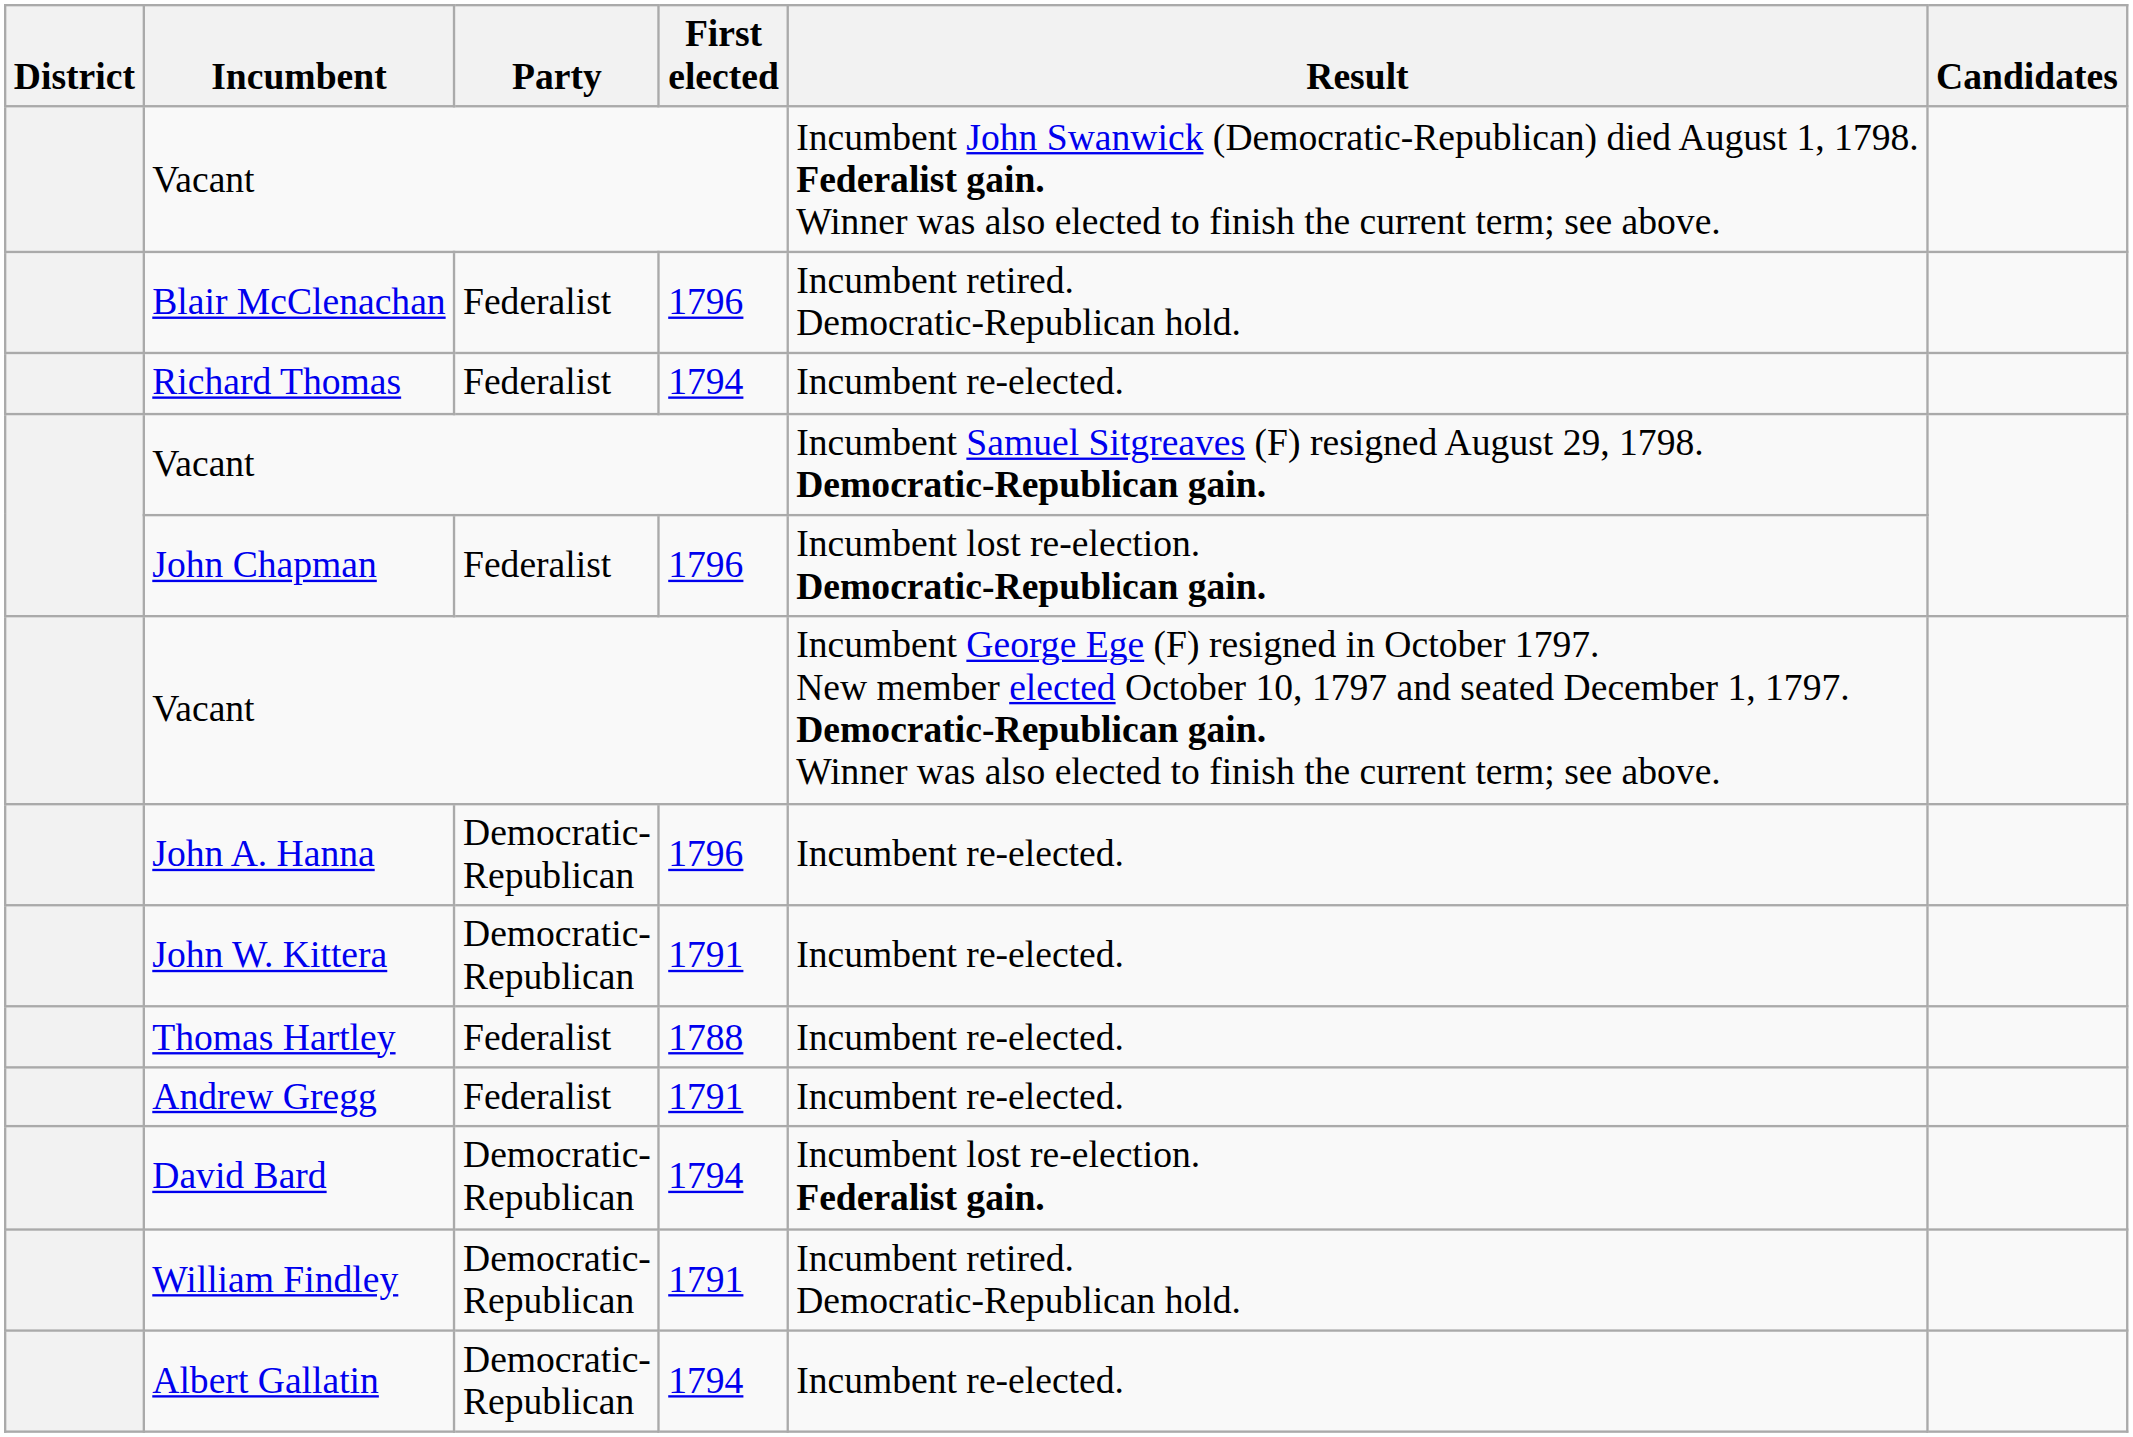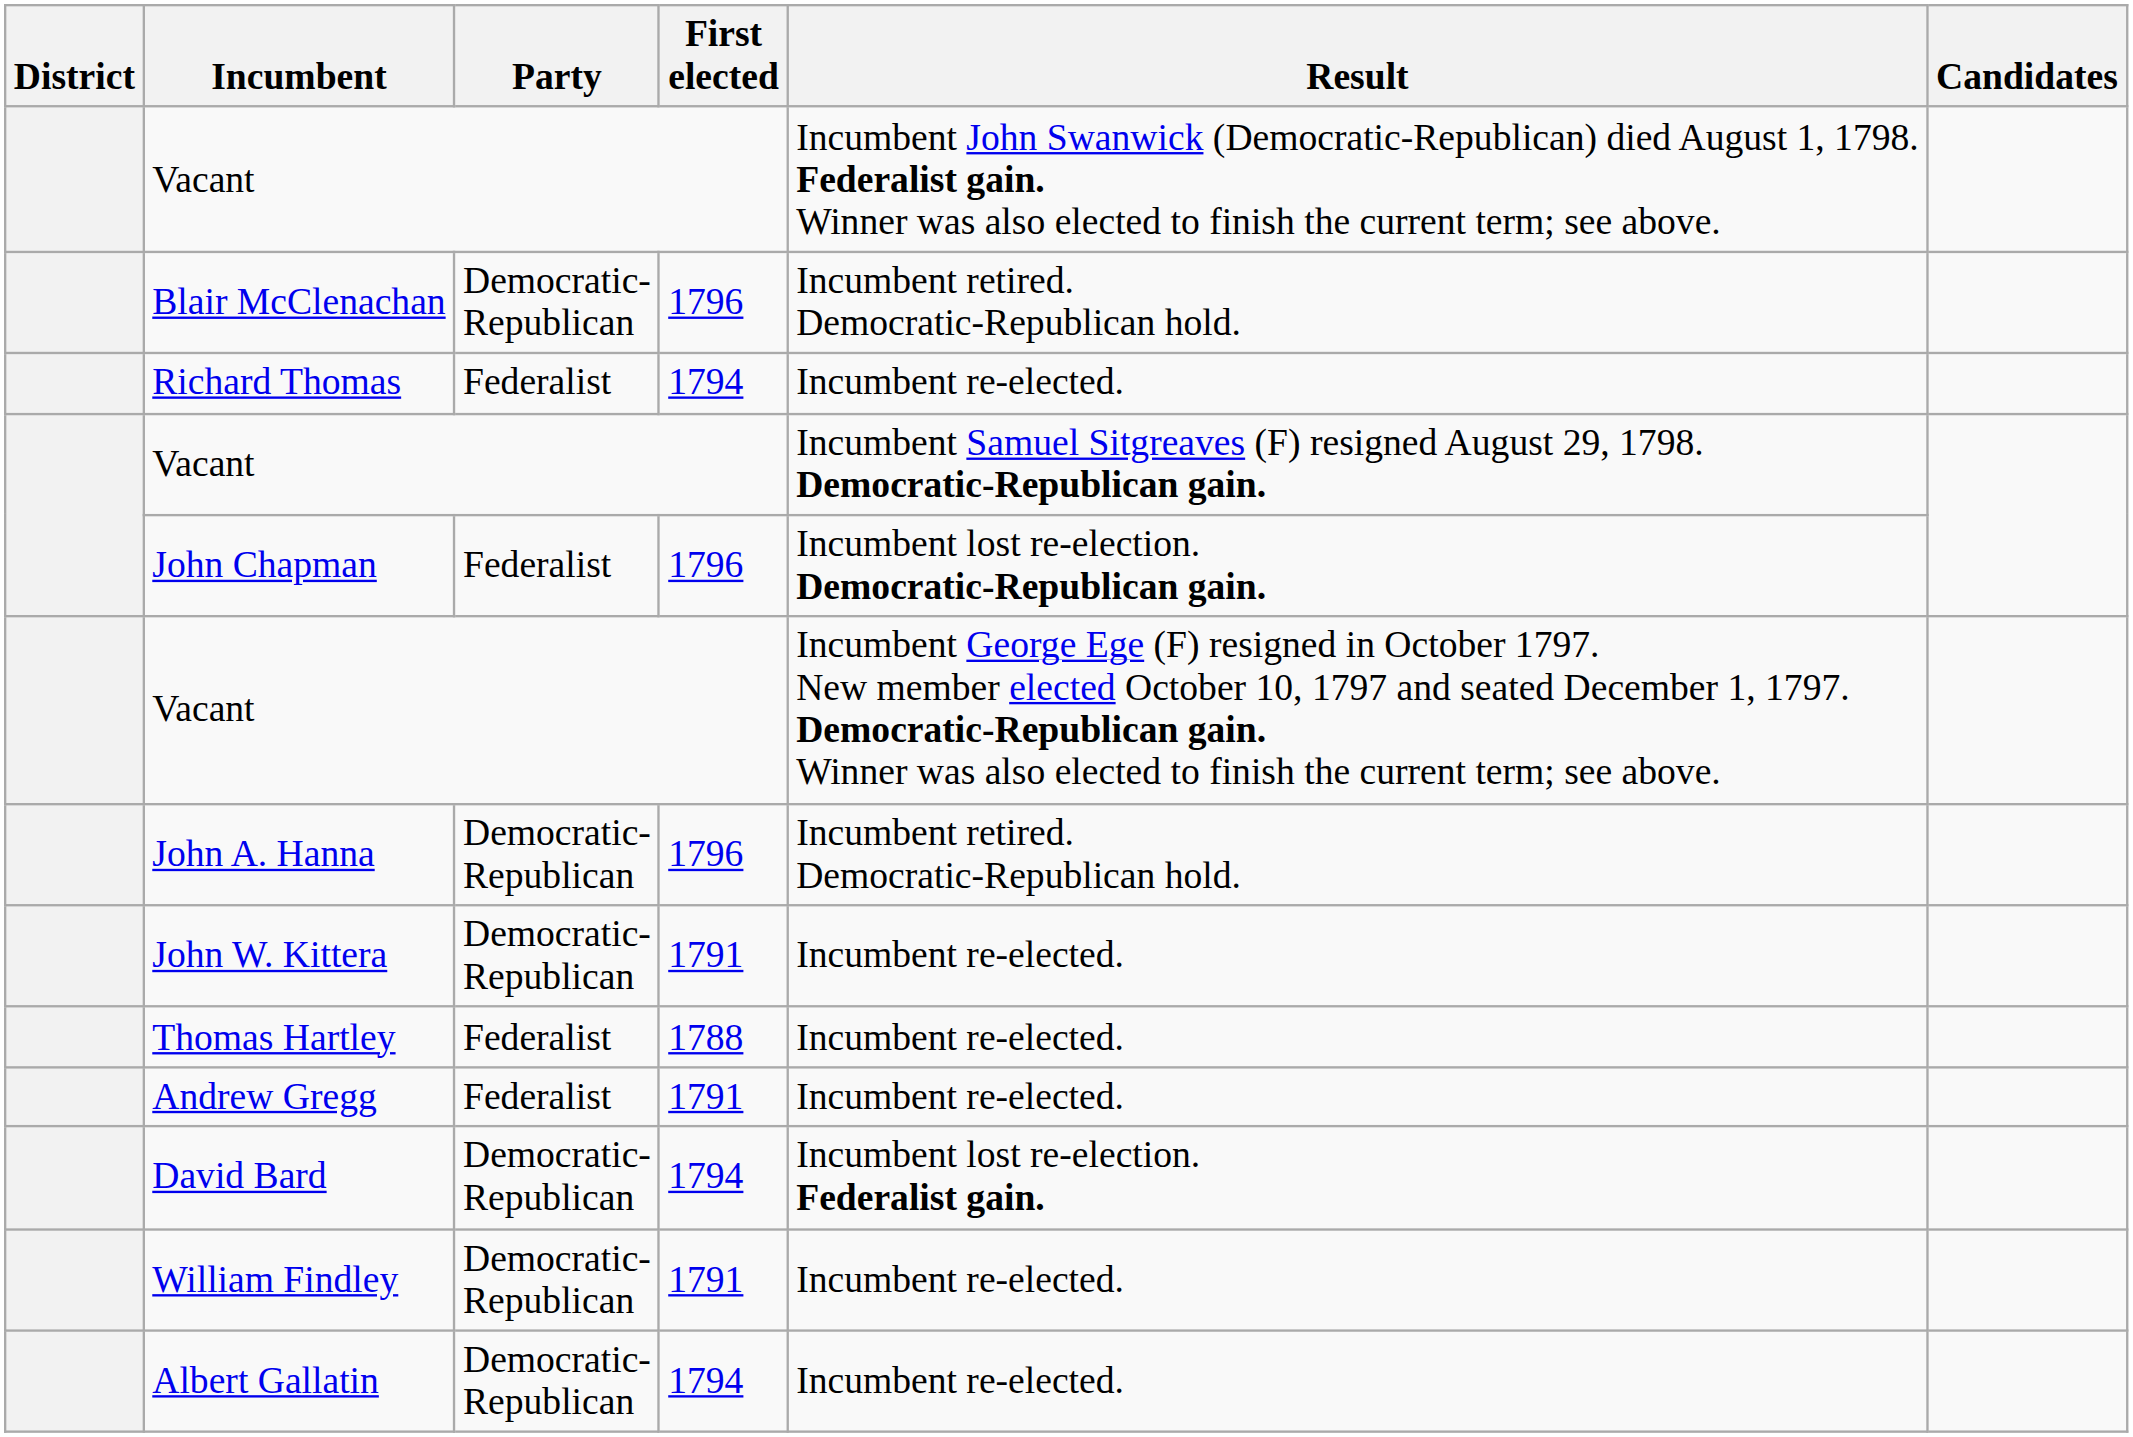(537, 301) Federalist -> (557, 301) Democratic- Republican
(960, 853) Incumbent re-elected. -> (1019, 853) Incumbent retired. Democratic-Republican hold.
(1019, 1278) Incumbent retired. Democratic-Republican hold. -> (960, 1278) Incumbent re-elected.
